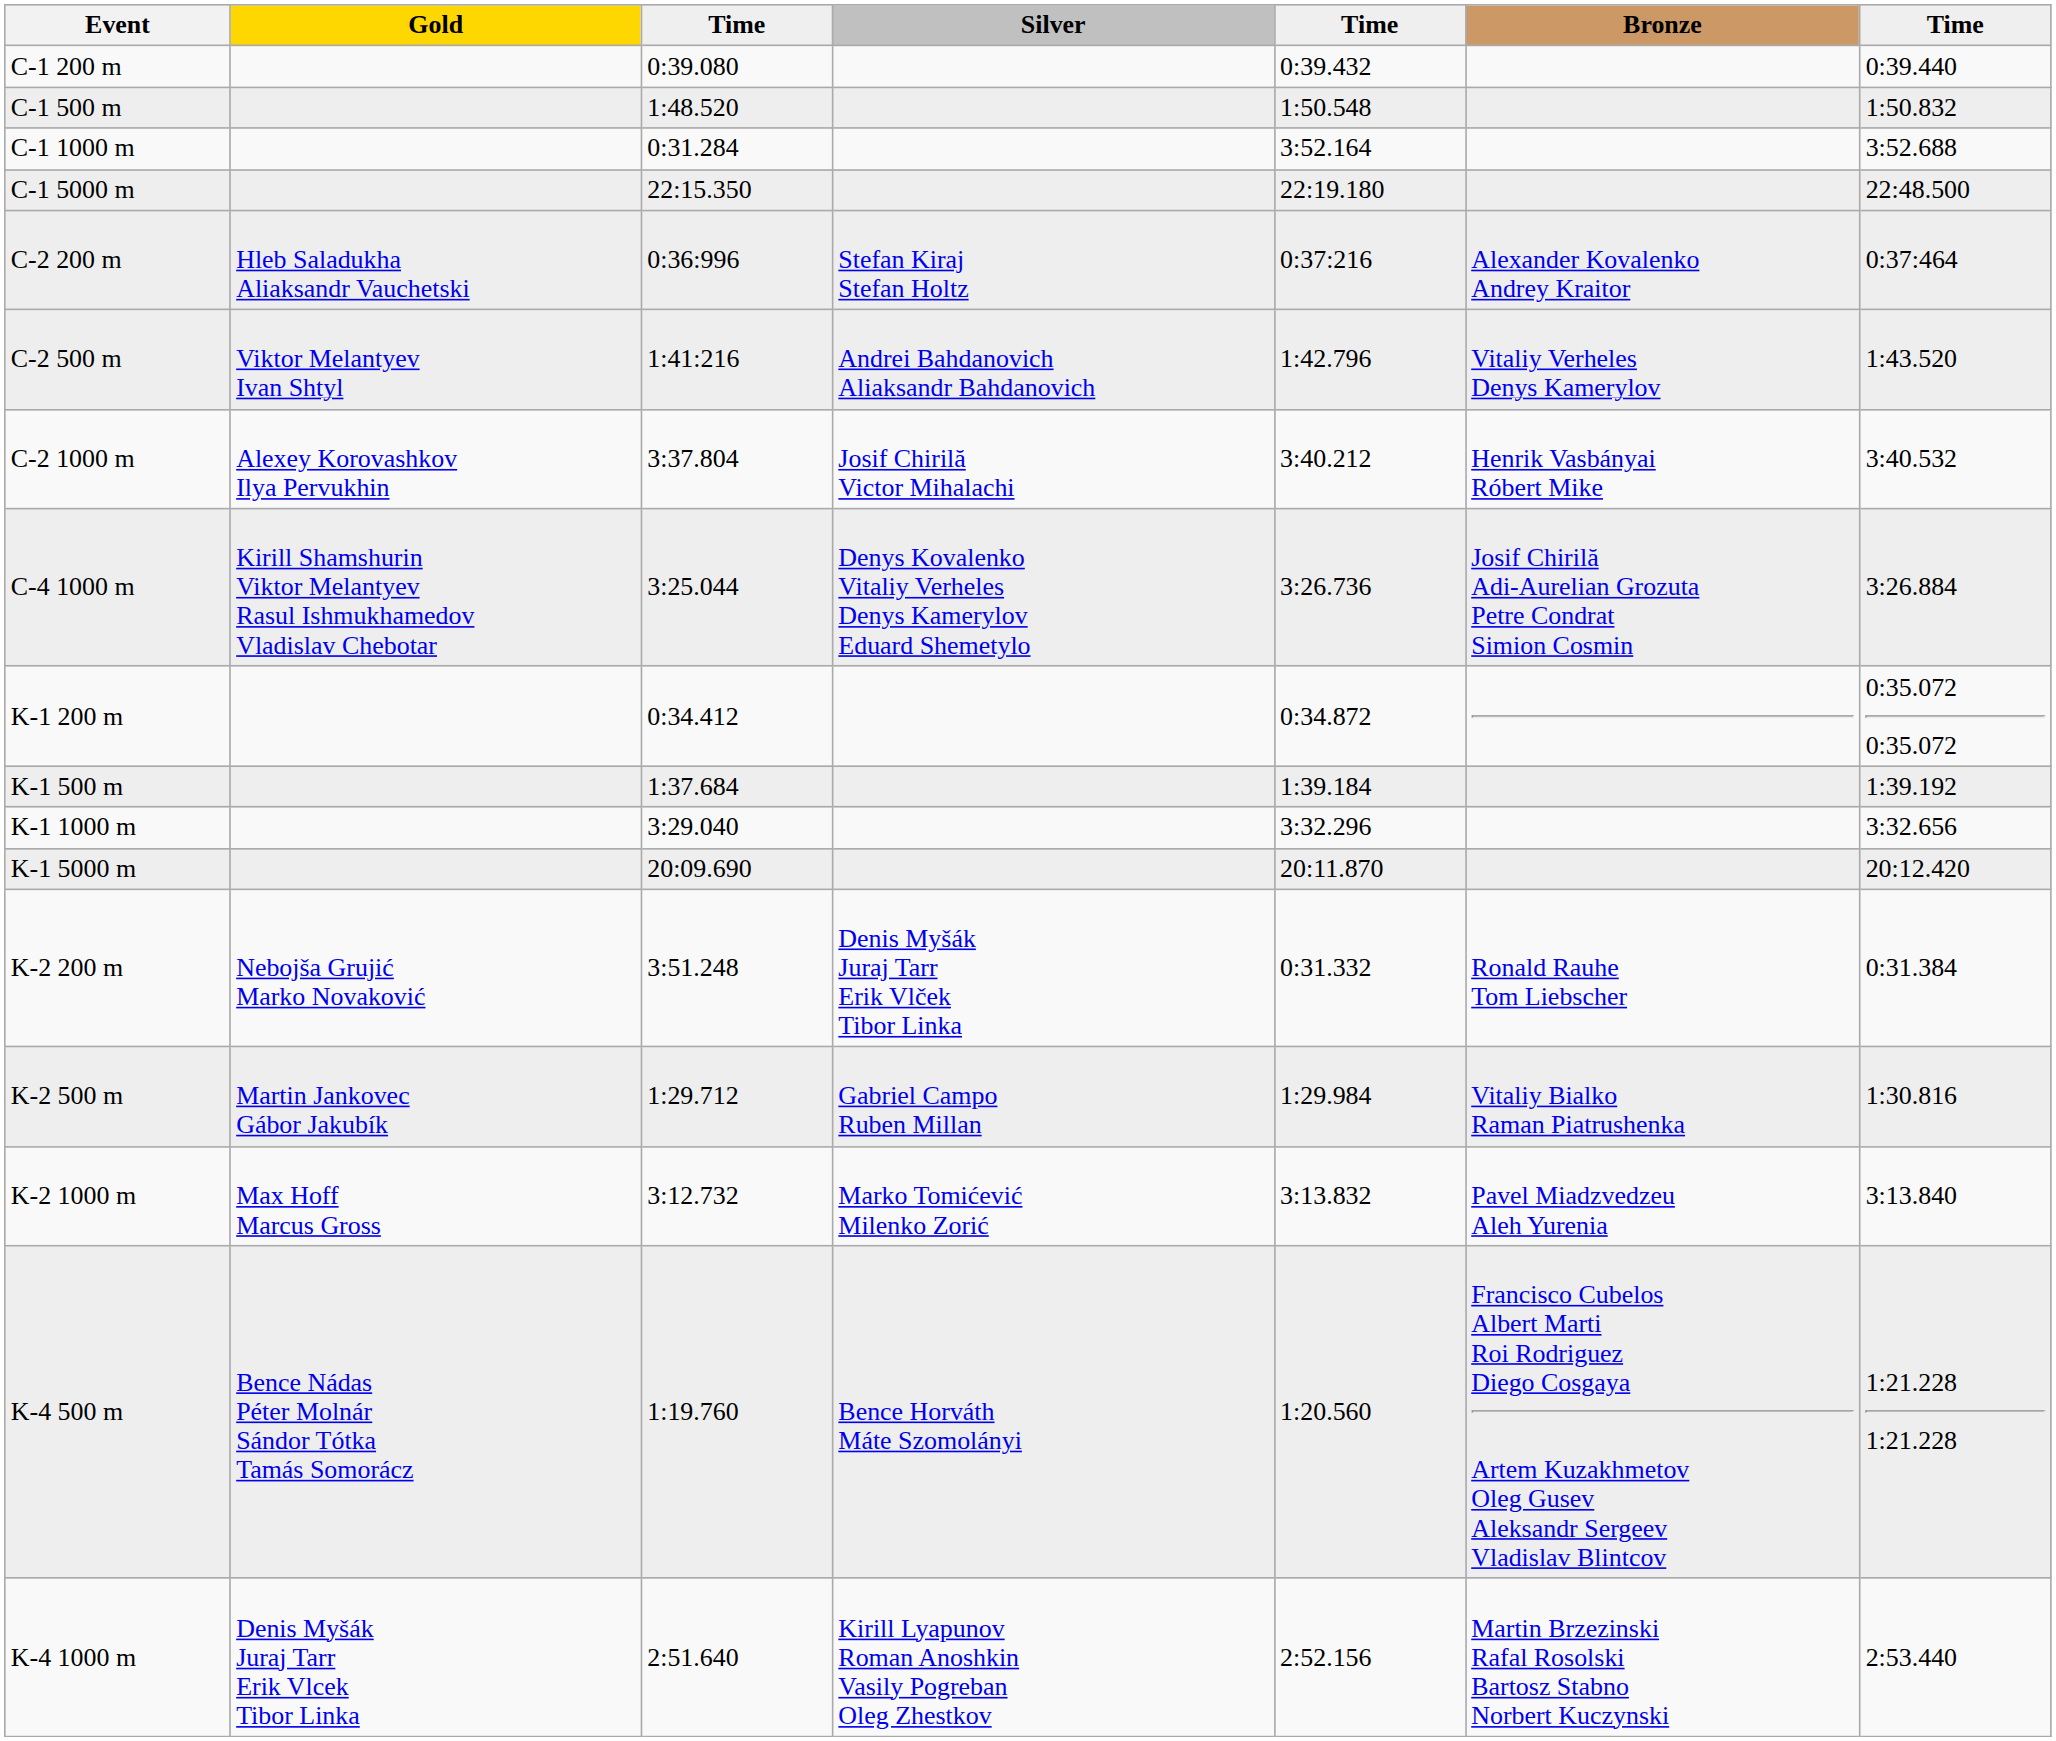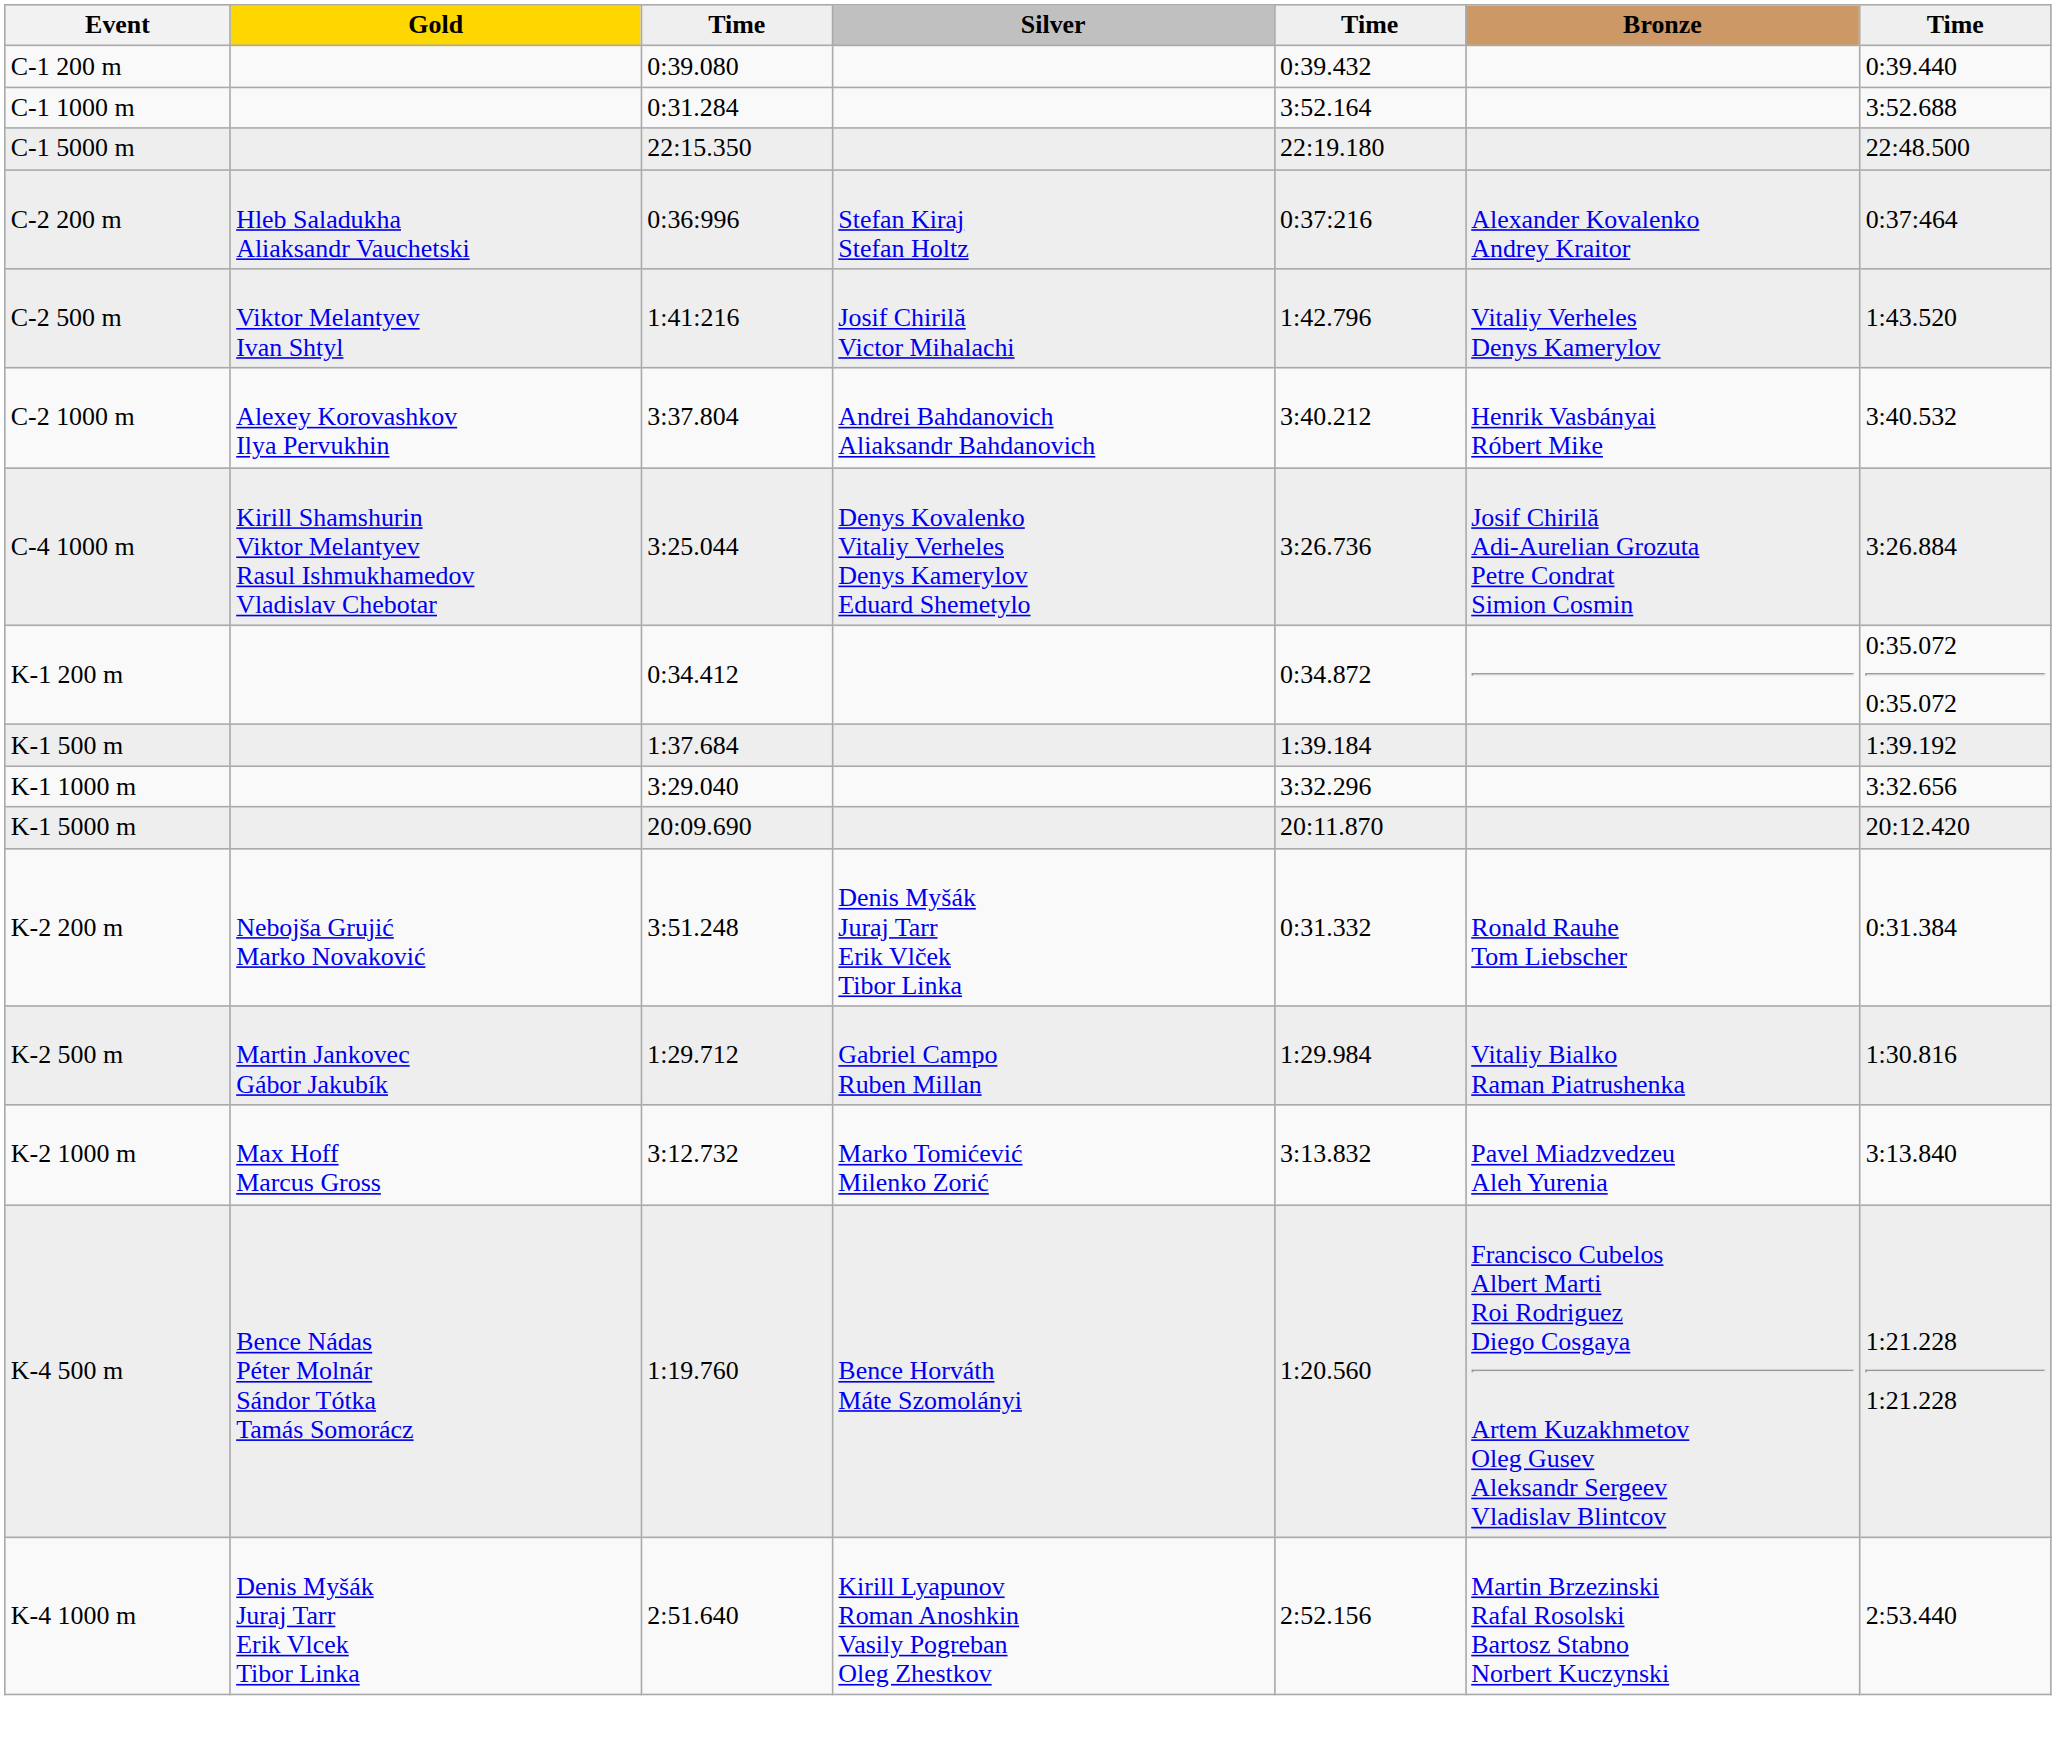- row: (66, 107)
(967, 373) Andrei Bahdanovich Aliaksandr Bahdanovich -> (926, 332) Josif Chirilă Victor Mihalachi
(926, 473) Josif Chirilă Victor Mihalachi -> (967, 432) Andrei Bahdanovich Aliaksandr Bahdanovich
